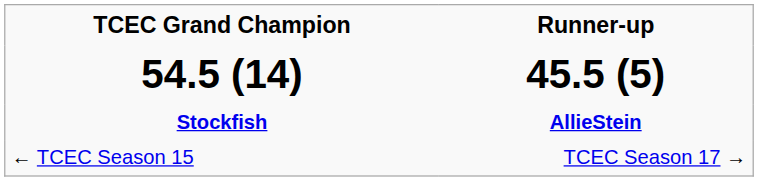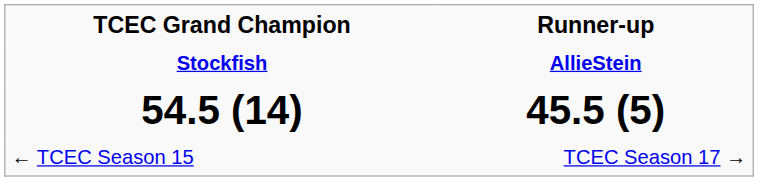rows swapped: (222, 122) <-> (222, 75)
